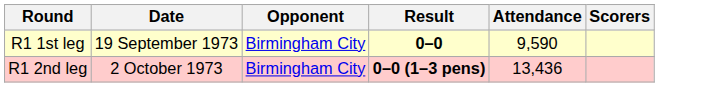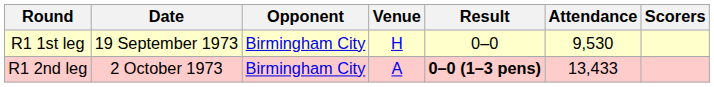+ column: (397, 17)
(429, 43) bold -> (485, 43) normal
(537, 43) 9,590 -> (593, 43) 9,530
(537, 69) 13,436 -> (593, 69) 13,433
